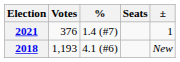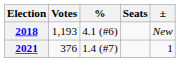rows swapped: (27, 48) <-> (27, 31)
